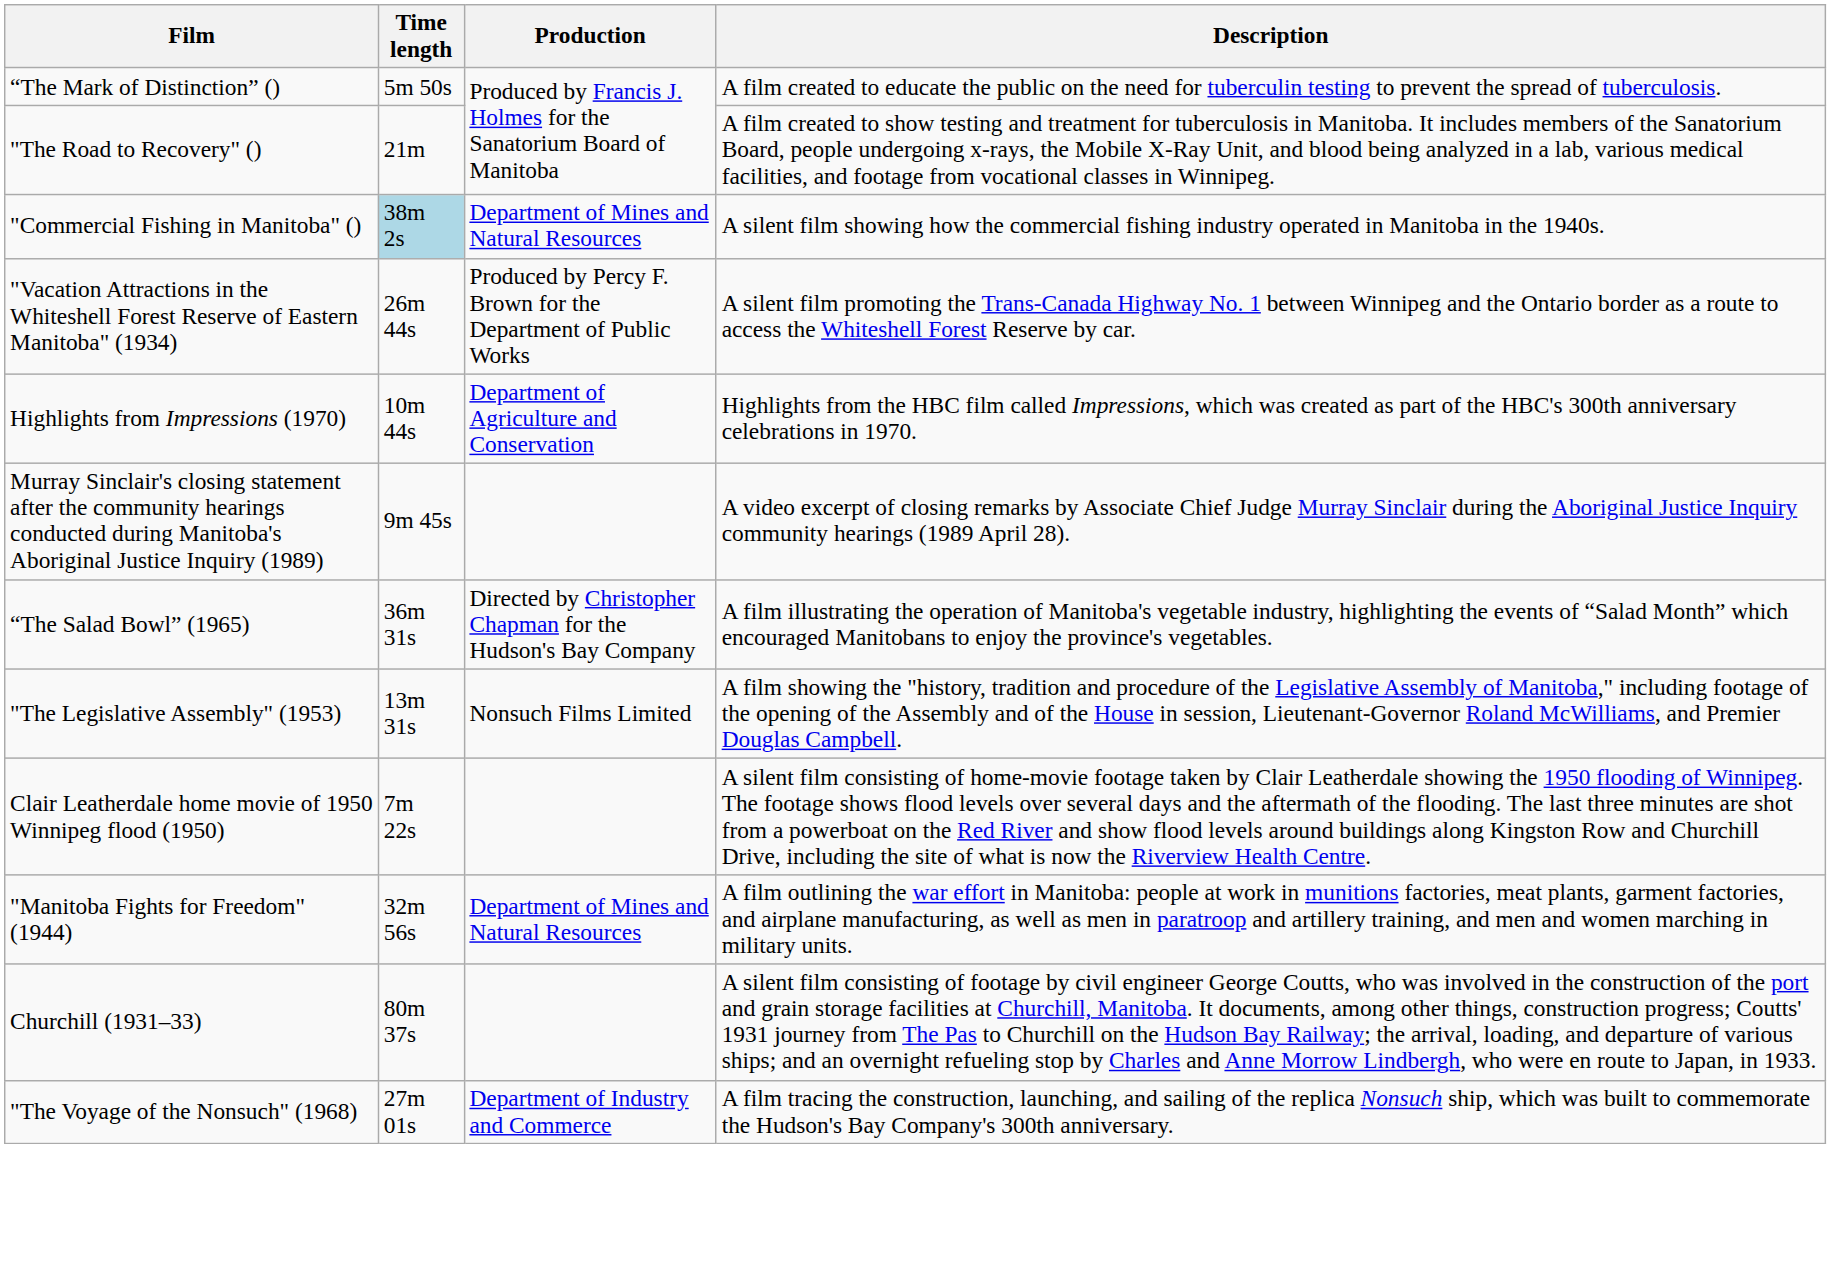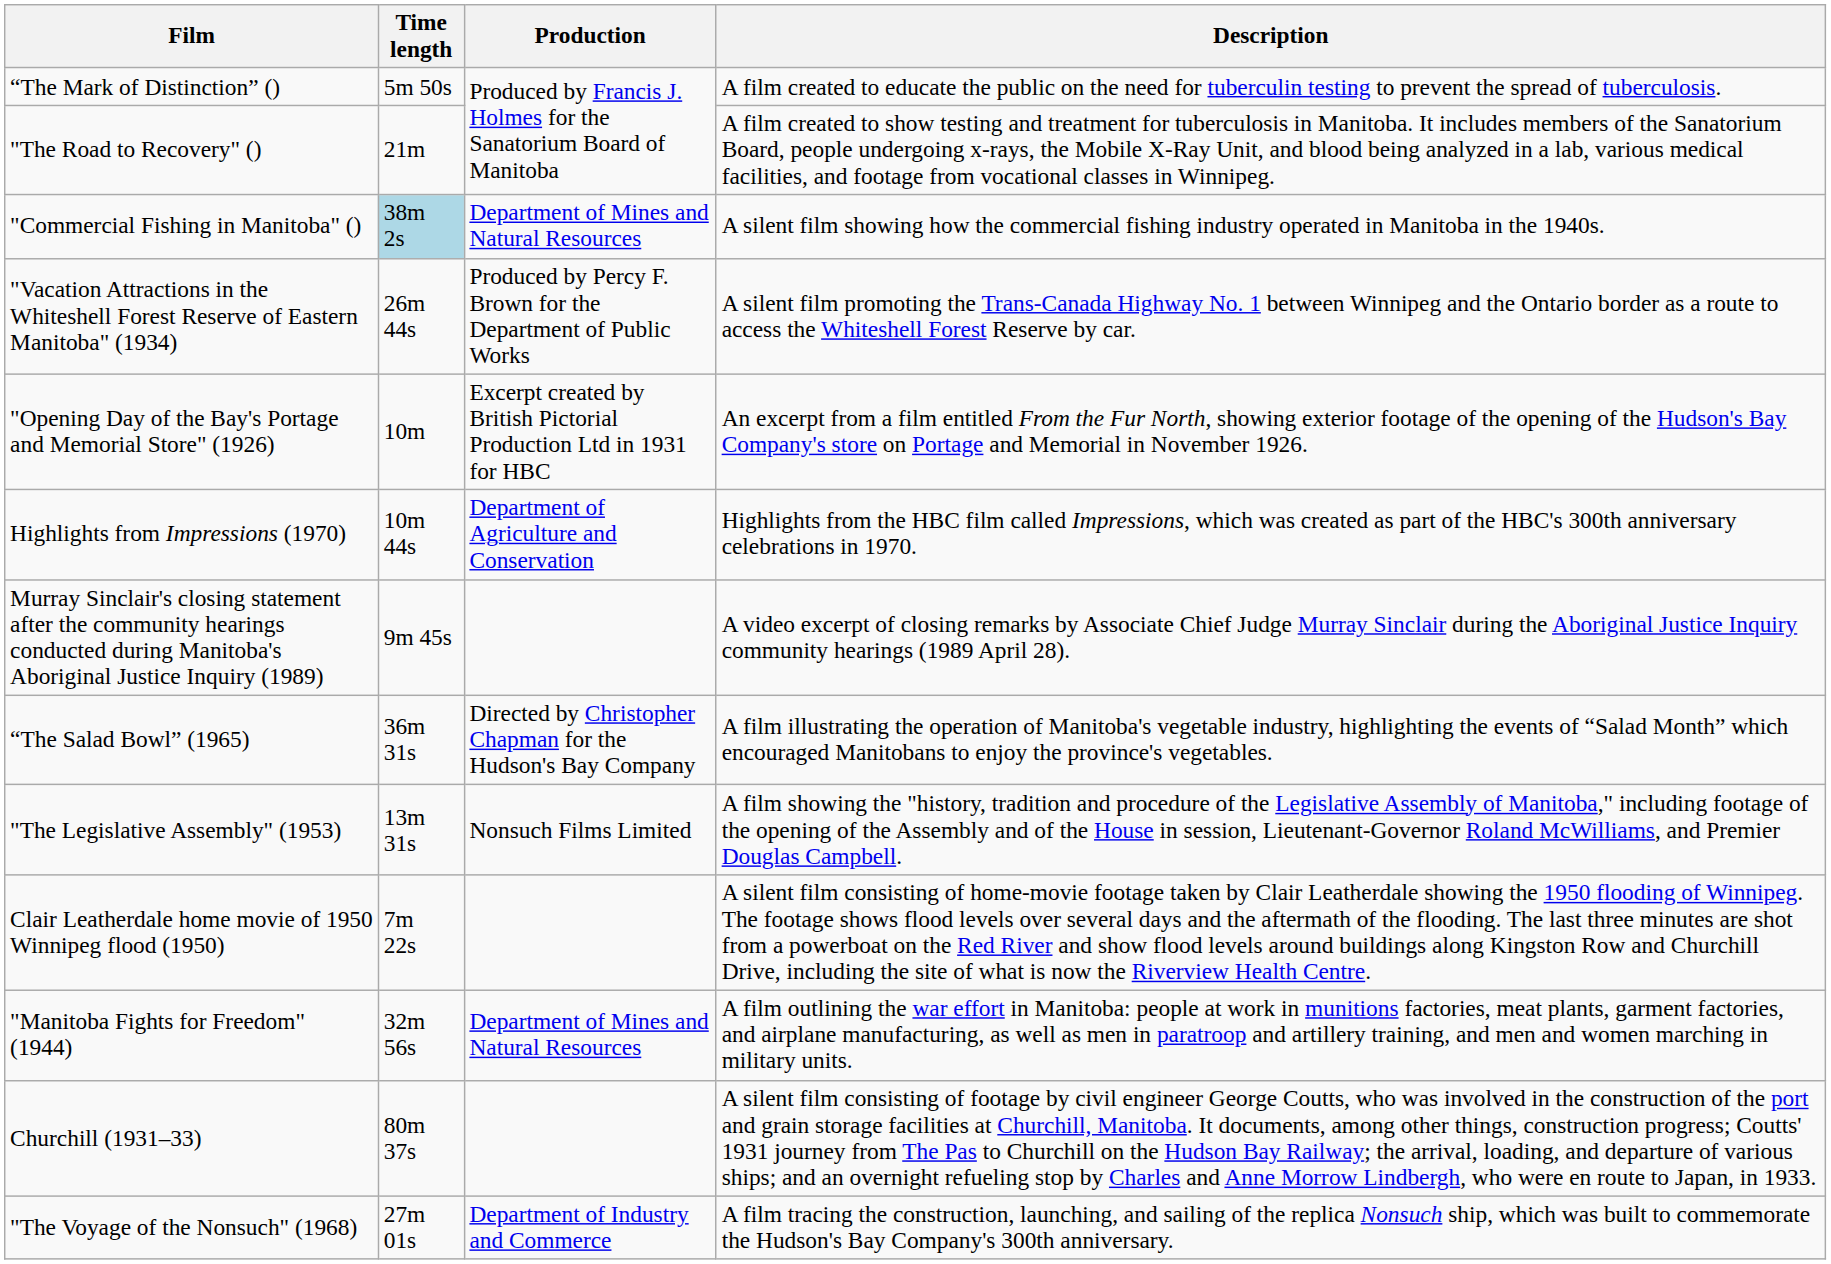+ row: (174, 431)
